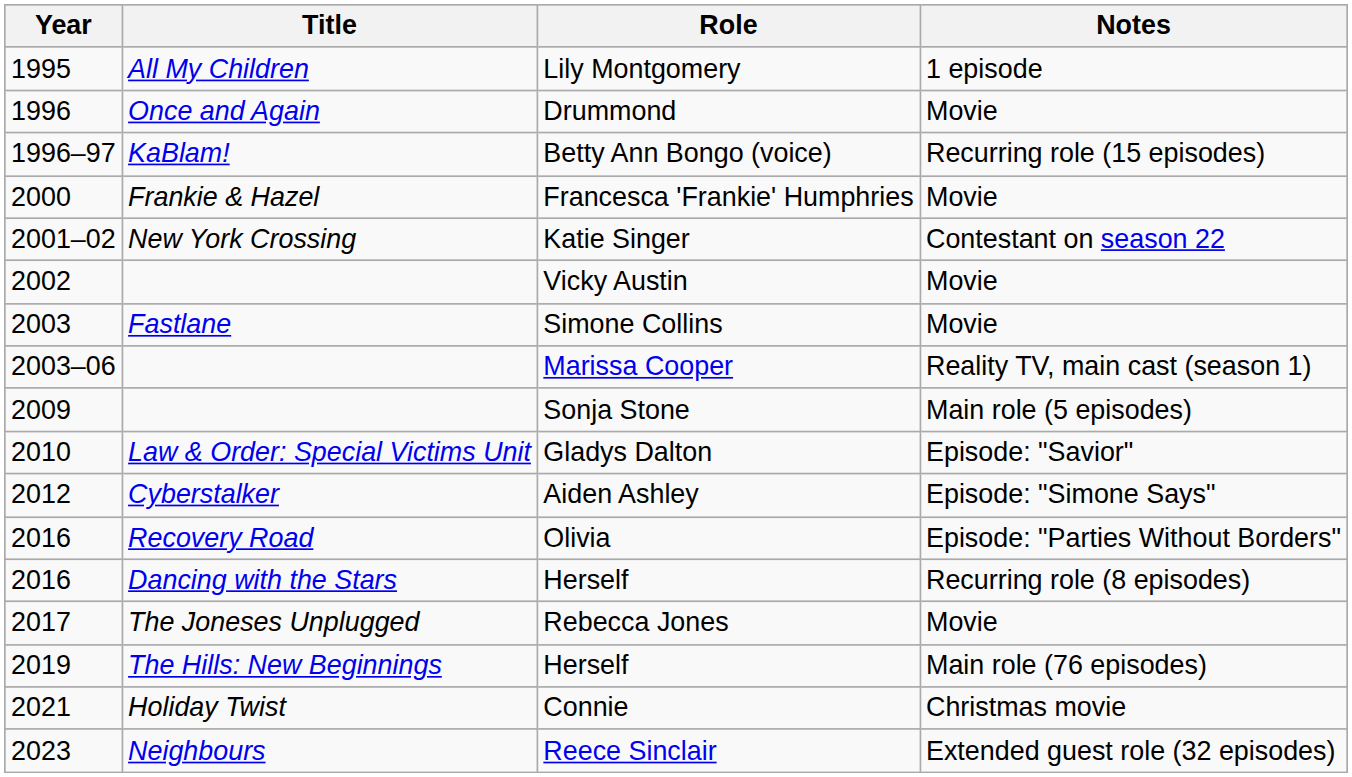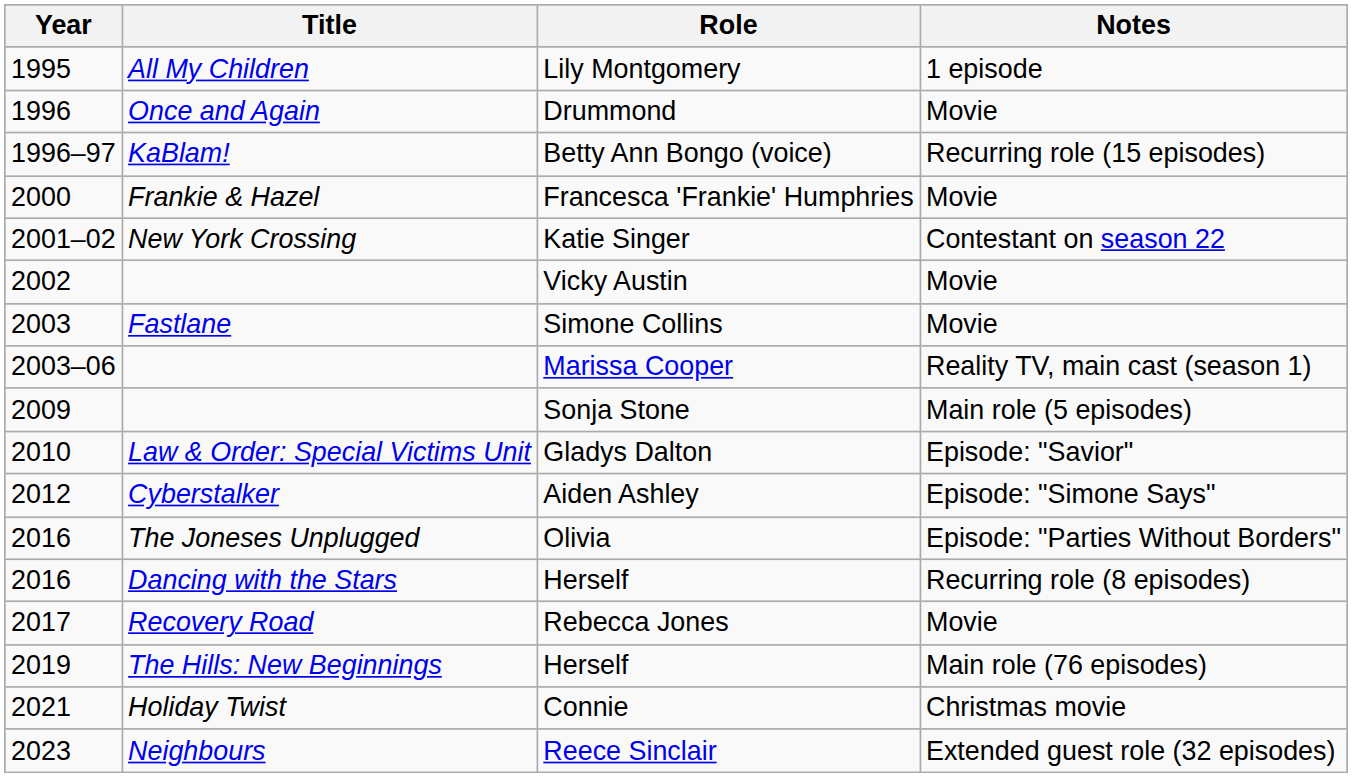(221, 537) Recovery Road -> (274, 537) The Joneses Unplugged
(274, 622) The Joneses Unplugged -> (221, 622) Recovery Road
